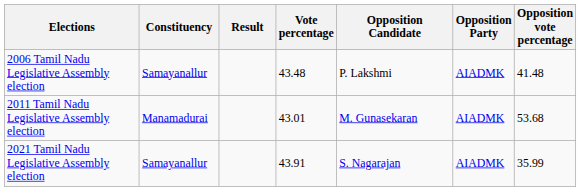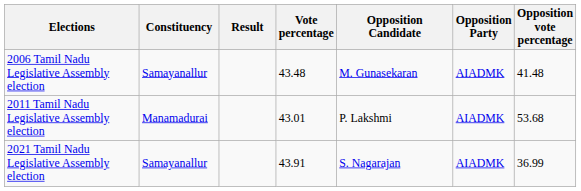(366, 72) P. Lakshmi -> (378, 72) M. Gunasekaran
(378, 118) M. Gunasekaran -> (366, 118) P. Lakshmi
(530, 163) 35.99 -> (530, 163) 36.99
